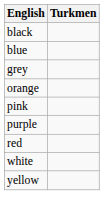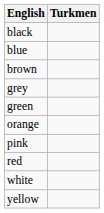+ row: (22, 69)
+ row: (20, 106)
- row: (22, 124)
